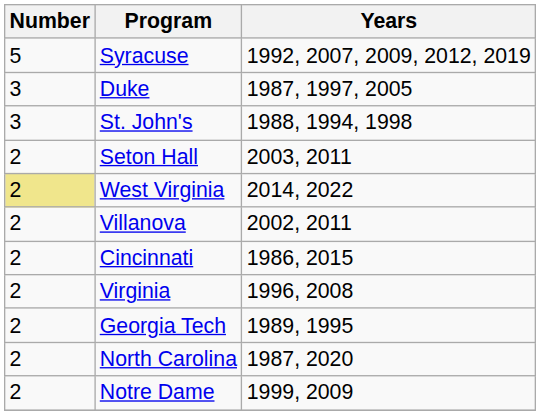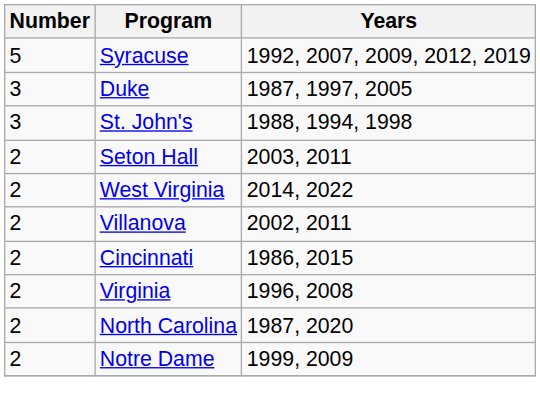(15, 190) khaki background -> (15, 190) no background
- row: (163, 325)
